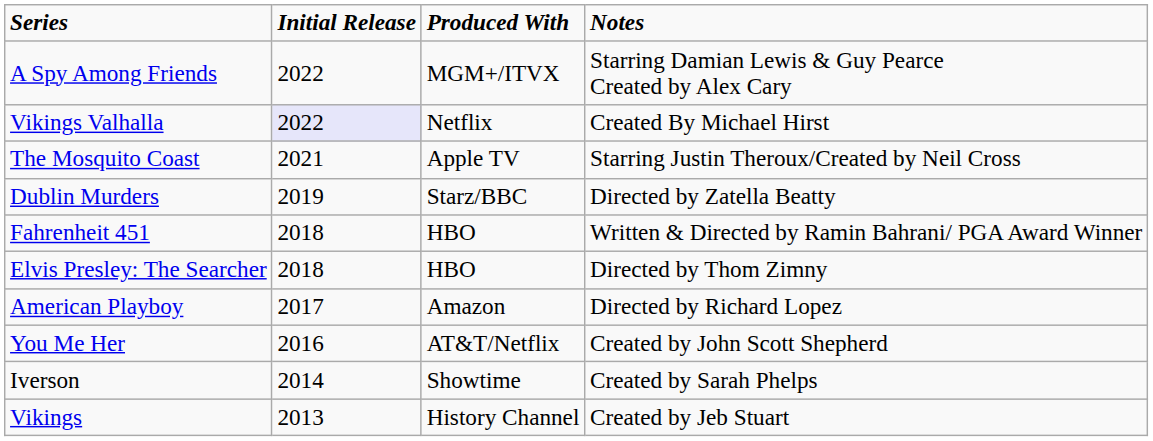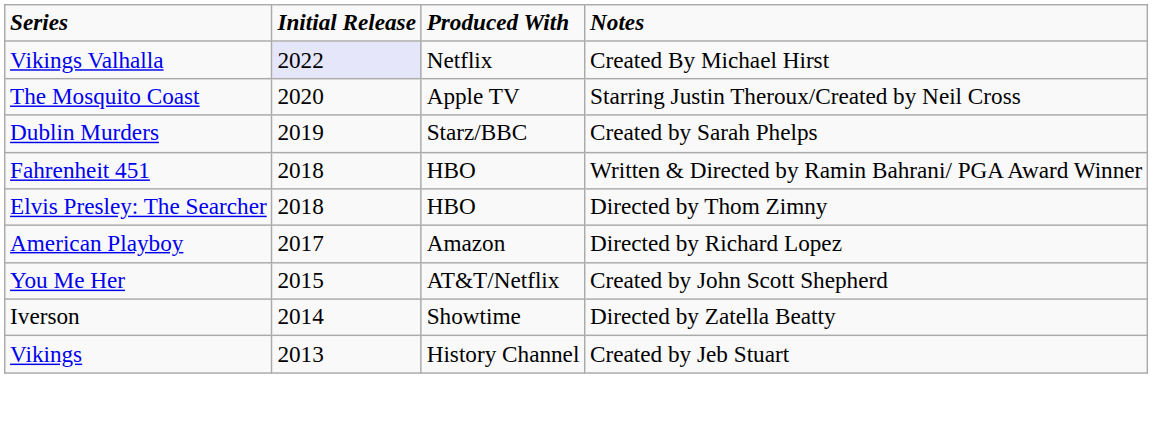- row: (114, 72)
(301, 159) 2021 -> (301, 96) 2020
(713, 196) Directed by Zatella Beatty -> (704, 133) Created by Sarah Phelps
(301, 343) 2016 -> (301, 280) 2015
(704, 380) Created by Sarah Phelps -> (713, 317) Directed by Zatella Beatty
